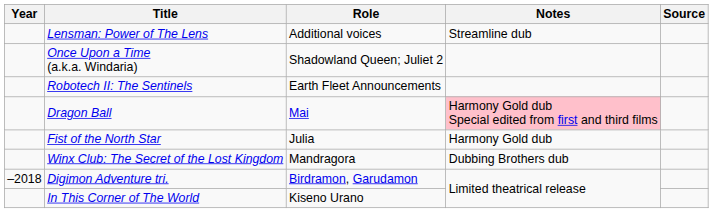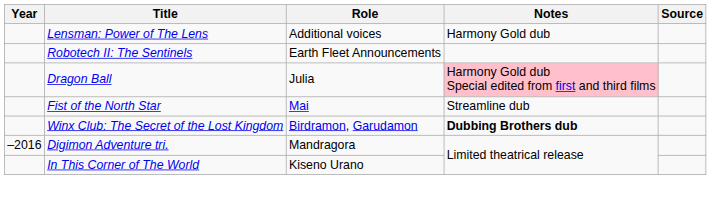(490, 33) Streamline dub -> (498, 33) Harmony Gold dub
- row: (99, 60)
(299, 113) Mai -> (302, 79) Julia
(302, 139) Julia -> (299, 106) Mai
(500, 139) Harmony Gold dub -> (488, 106) Streamline dub
(322, 159) Mandragora -> (353, 125) Birdramon, Garudamon
(509, 159) normal -> (512, 125) bold
(24, 178) –2018 -> (24, 145) –2016
(353, 178) Birdramon, Garudamon -> (322, 145) Mandragora
